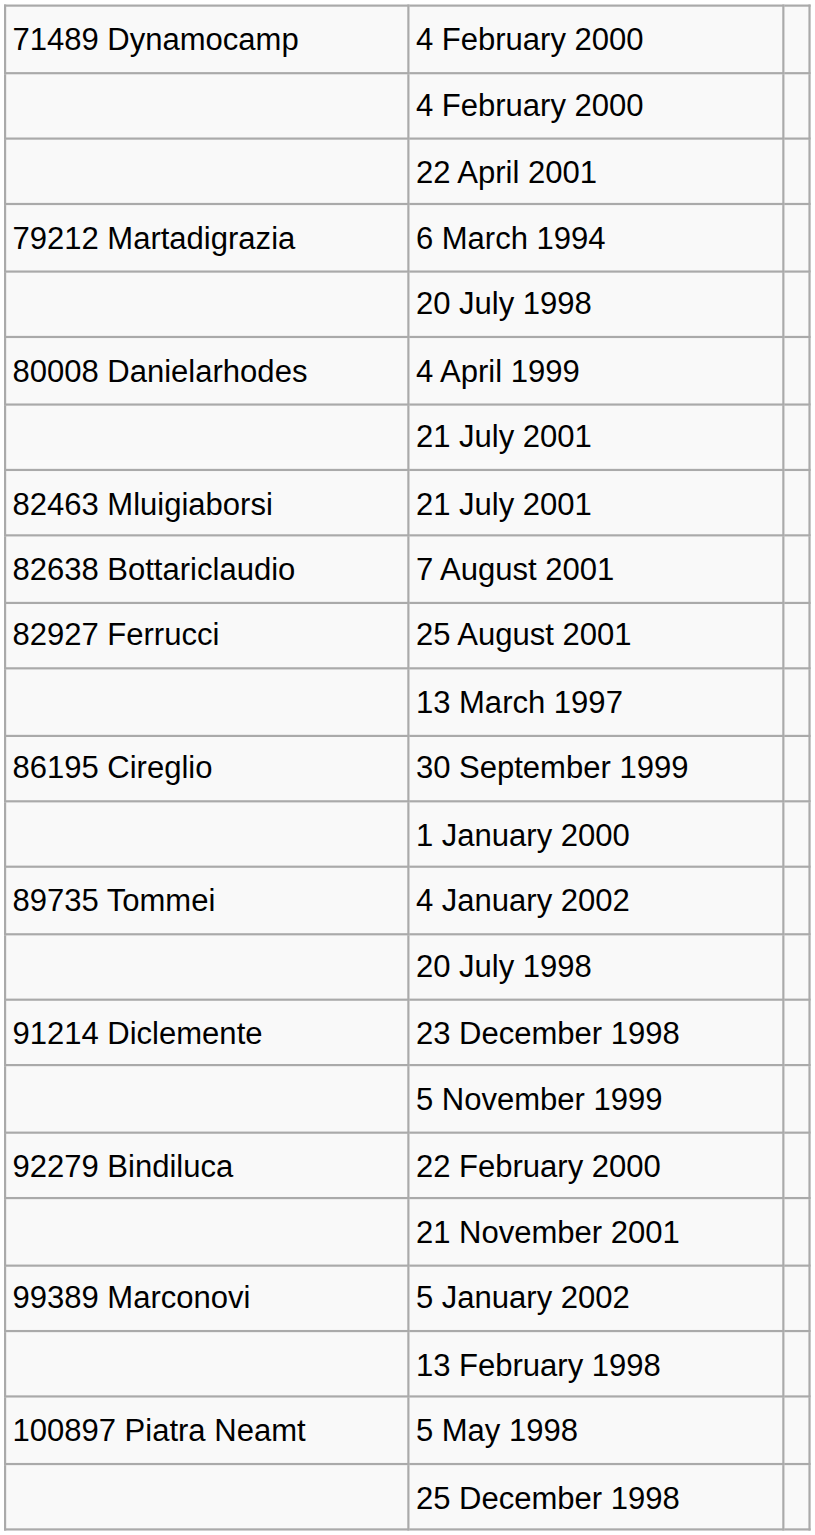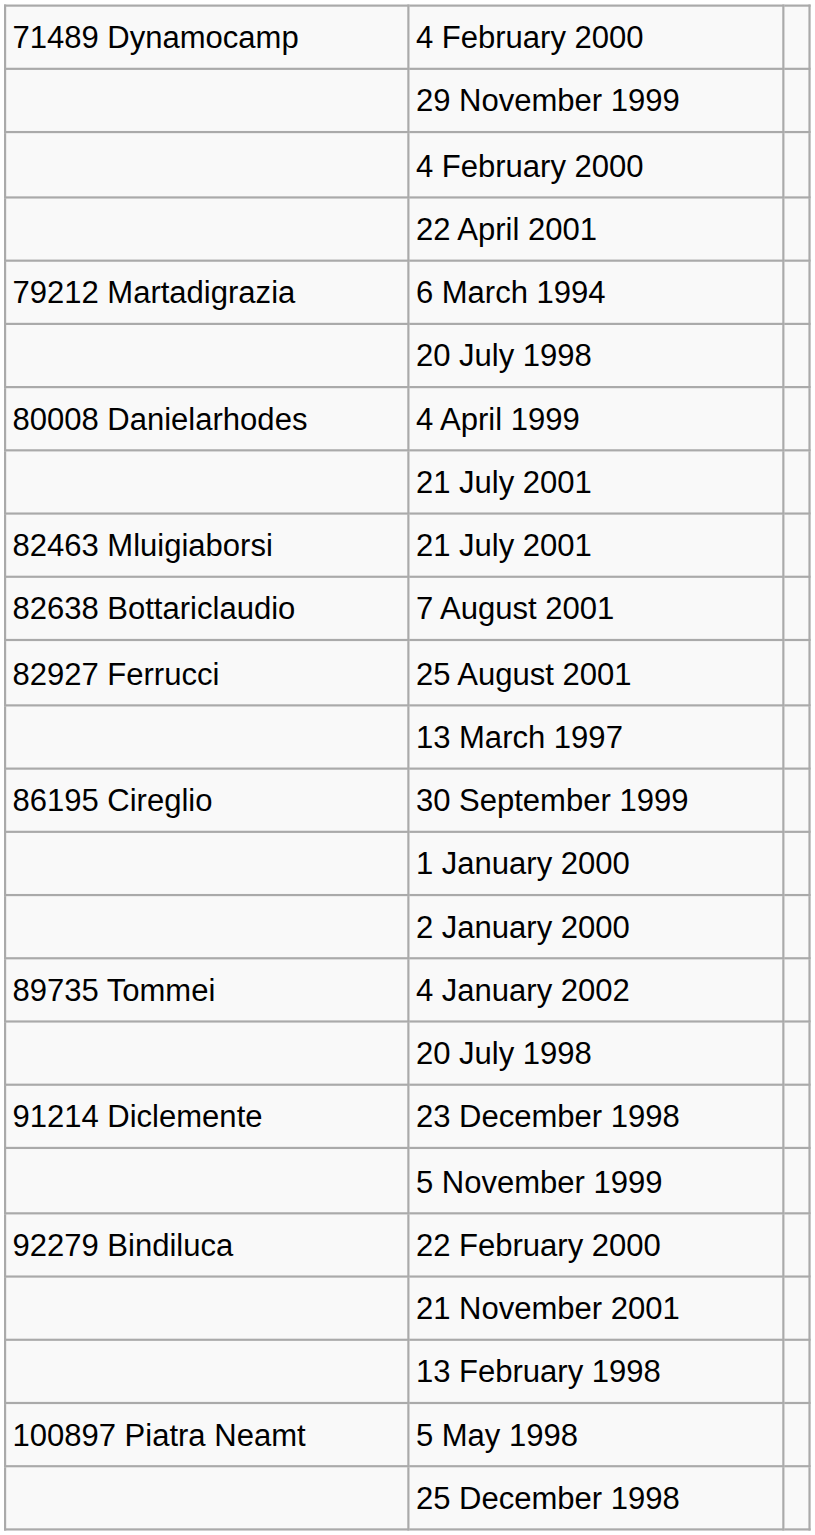+ row: (207, 101)
+ row: (207, 927)
- row: (131, 1298)
